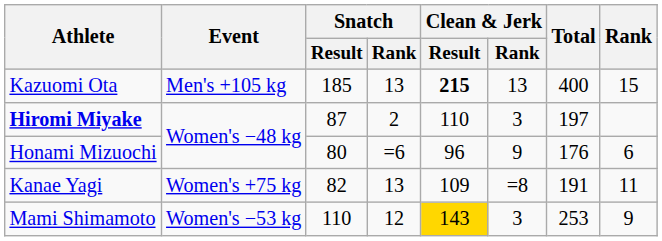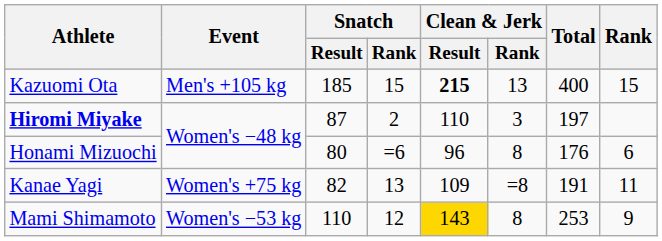(394, 86) 13 -> (394, 86) 15
(517, 152) 9 -> (517, 152) 8
(517, 219) 3 -> (517, 219) 8
